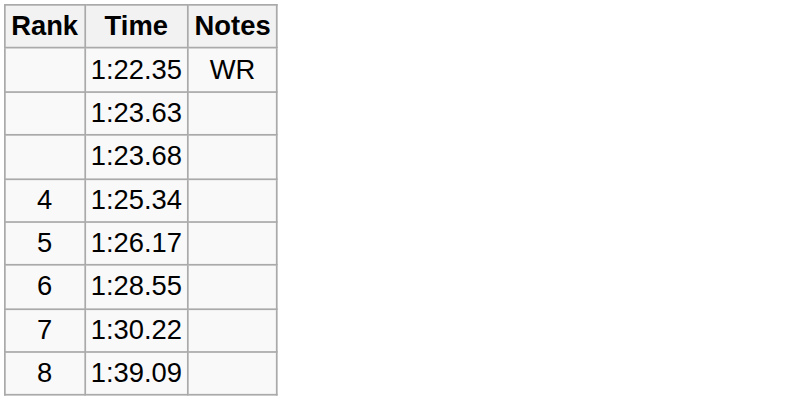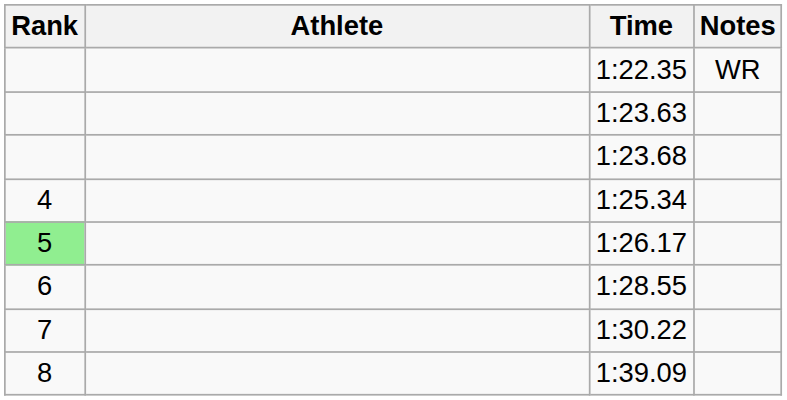+ column: (337, 26)
(45, 243) no background -> (45, 243) lightgreen background
